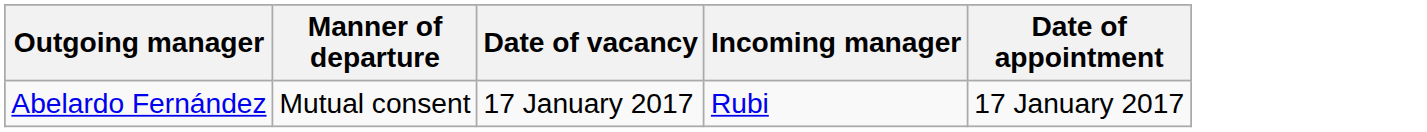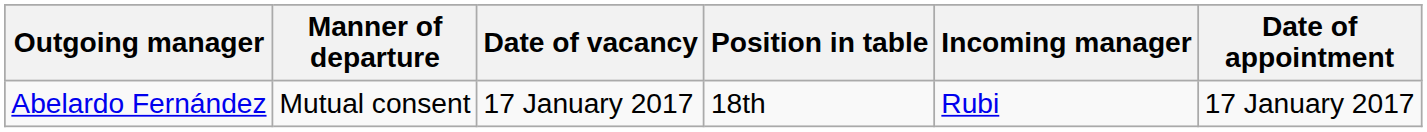+ column: (820, 42)
